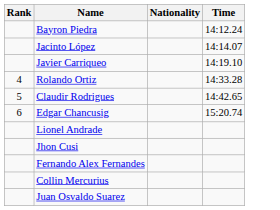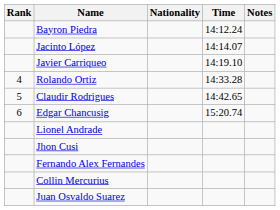+ column: (260, 12)
